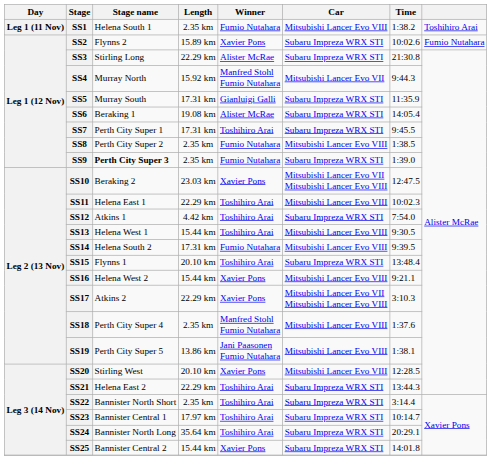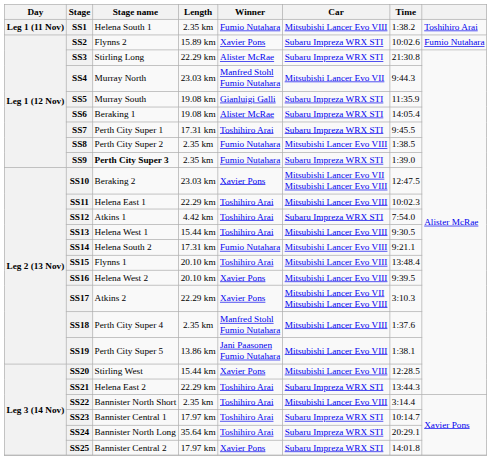(198, 78) 15.92 km -> (198, 78) 23.03 km
(198, 98) 17.31 km -> (198, 98) 19.08 km
(404, 247) 9:39.5 -> (404, 247) 9:21.1
(334, 262) Subaru Impreza WRX STI -> (336, 262) Mitsubishi Lancer Evo VIII
(198, 277) 15.44 km -> (198, 277) 20.10 km
(404, 277) 9:21.1 -> (404, 277) 9:39.5
(198, 371) 20.10 km -> (198, 371) 15.44 km
(334, 401) Subaru Impreza WRX STI -> (336, 401) Mitsubishi Lancer Evo VIII
(198, 447) 15.44 km -> (198, 447) 17.97 km
